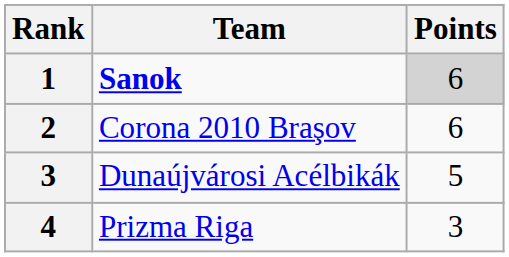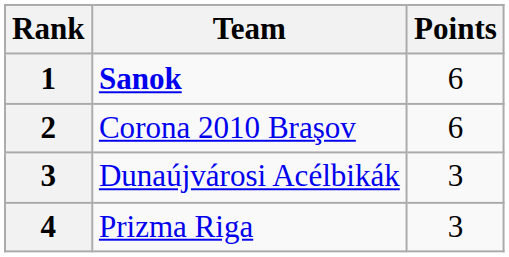(455, 78) lightgrey background -> (455, 78) no background
(455, 176) 5 -> (455, 176) 3
